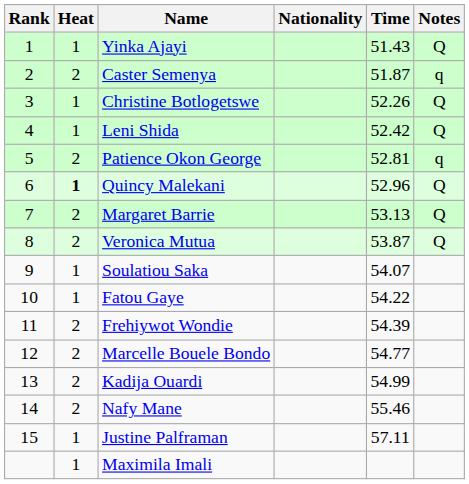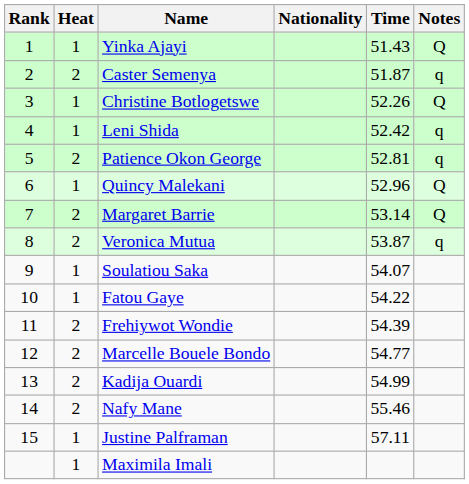(439, 130) Q -> (439, 130) q
(76, 185) bold -> (76, 185) normal
(390, 213) 53.13 -> (390, 213) 53.14
(439, 241) Q -> (439, 241) q
